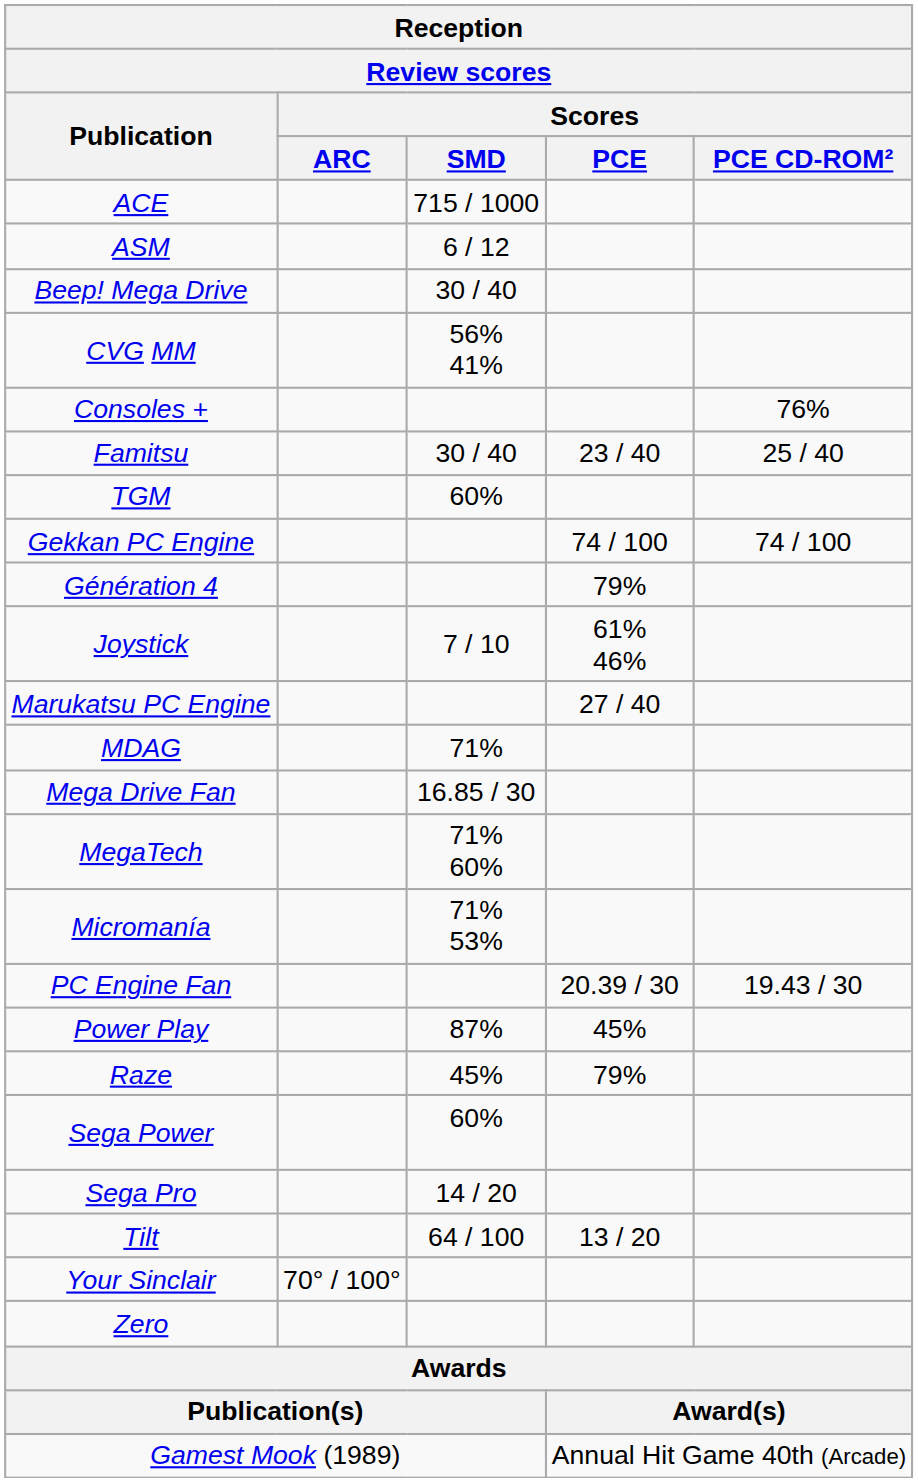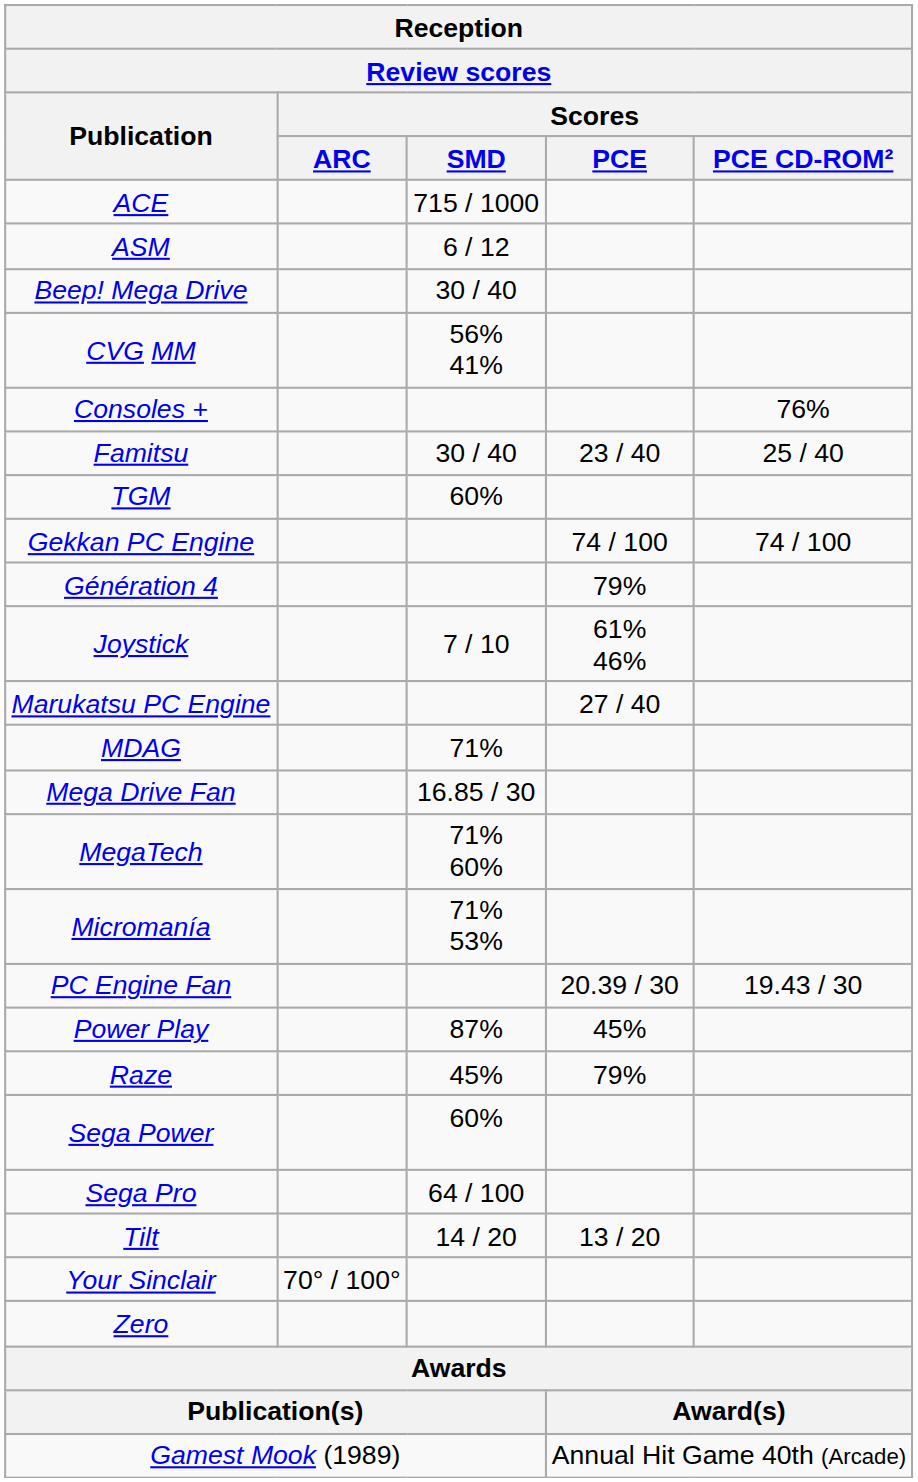(476, 1192) 14 / 20 -> (476, 1192) 64 / 100
(476, 1236) 64 / 100 -> (476, 1236) 14 / 20
